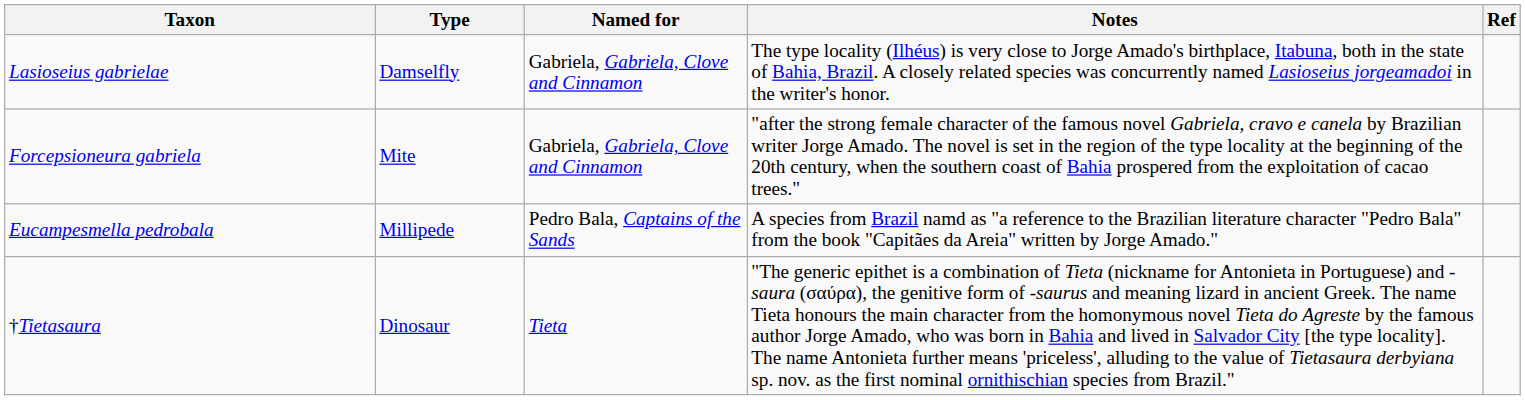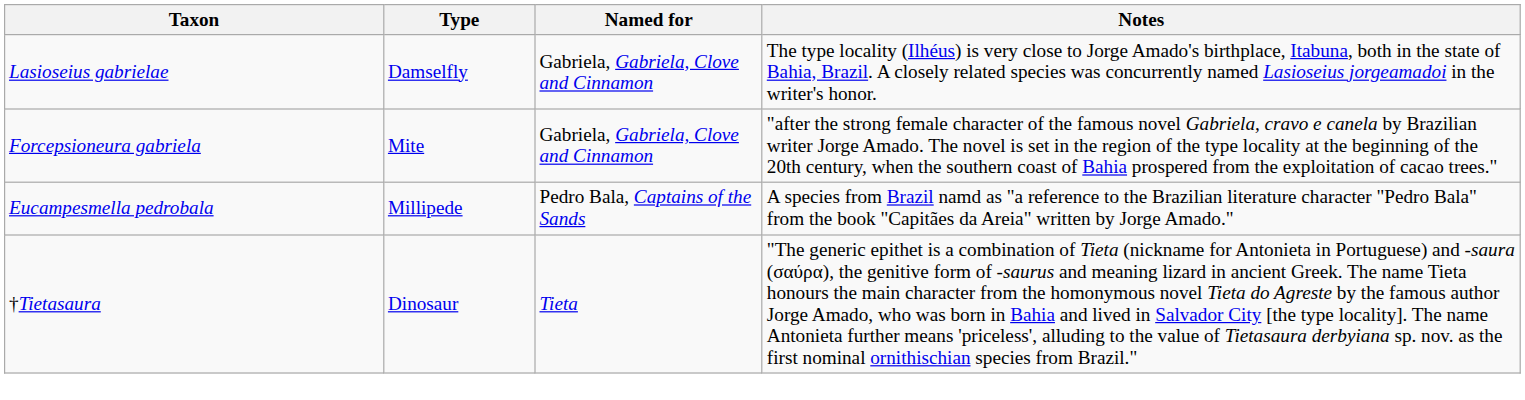- column: (1501, 19)
